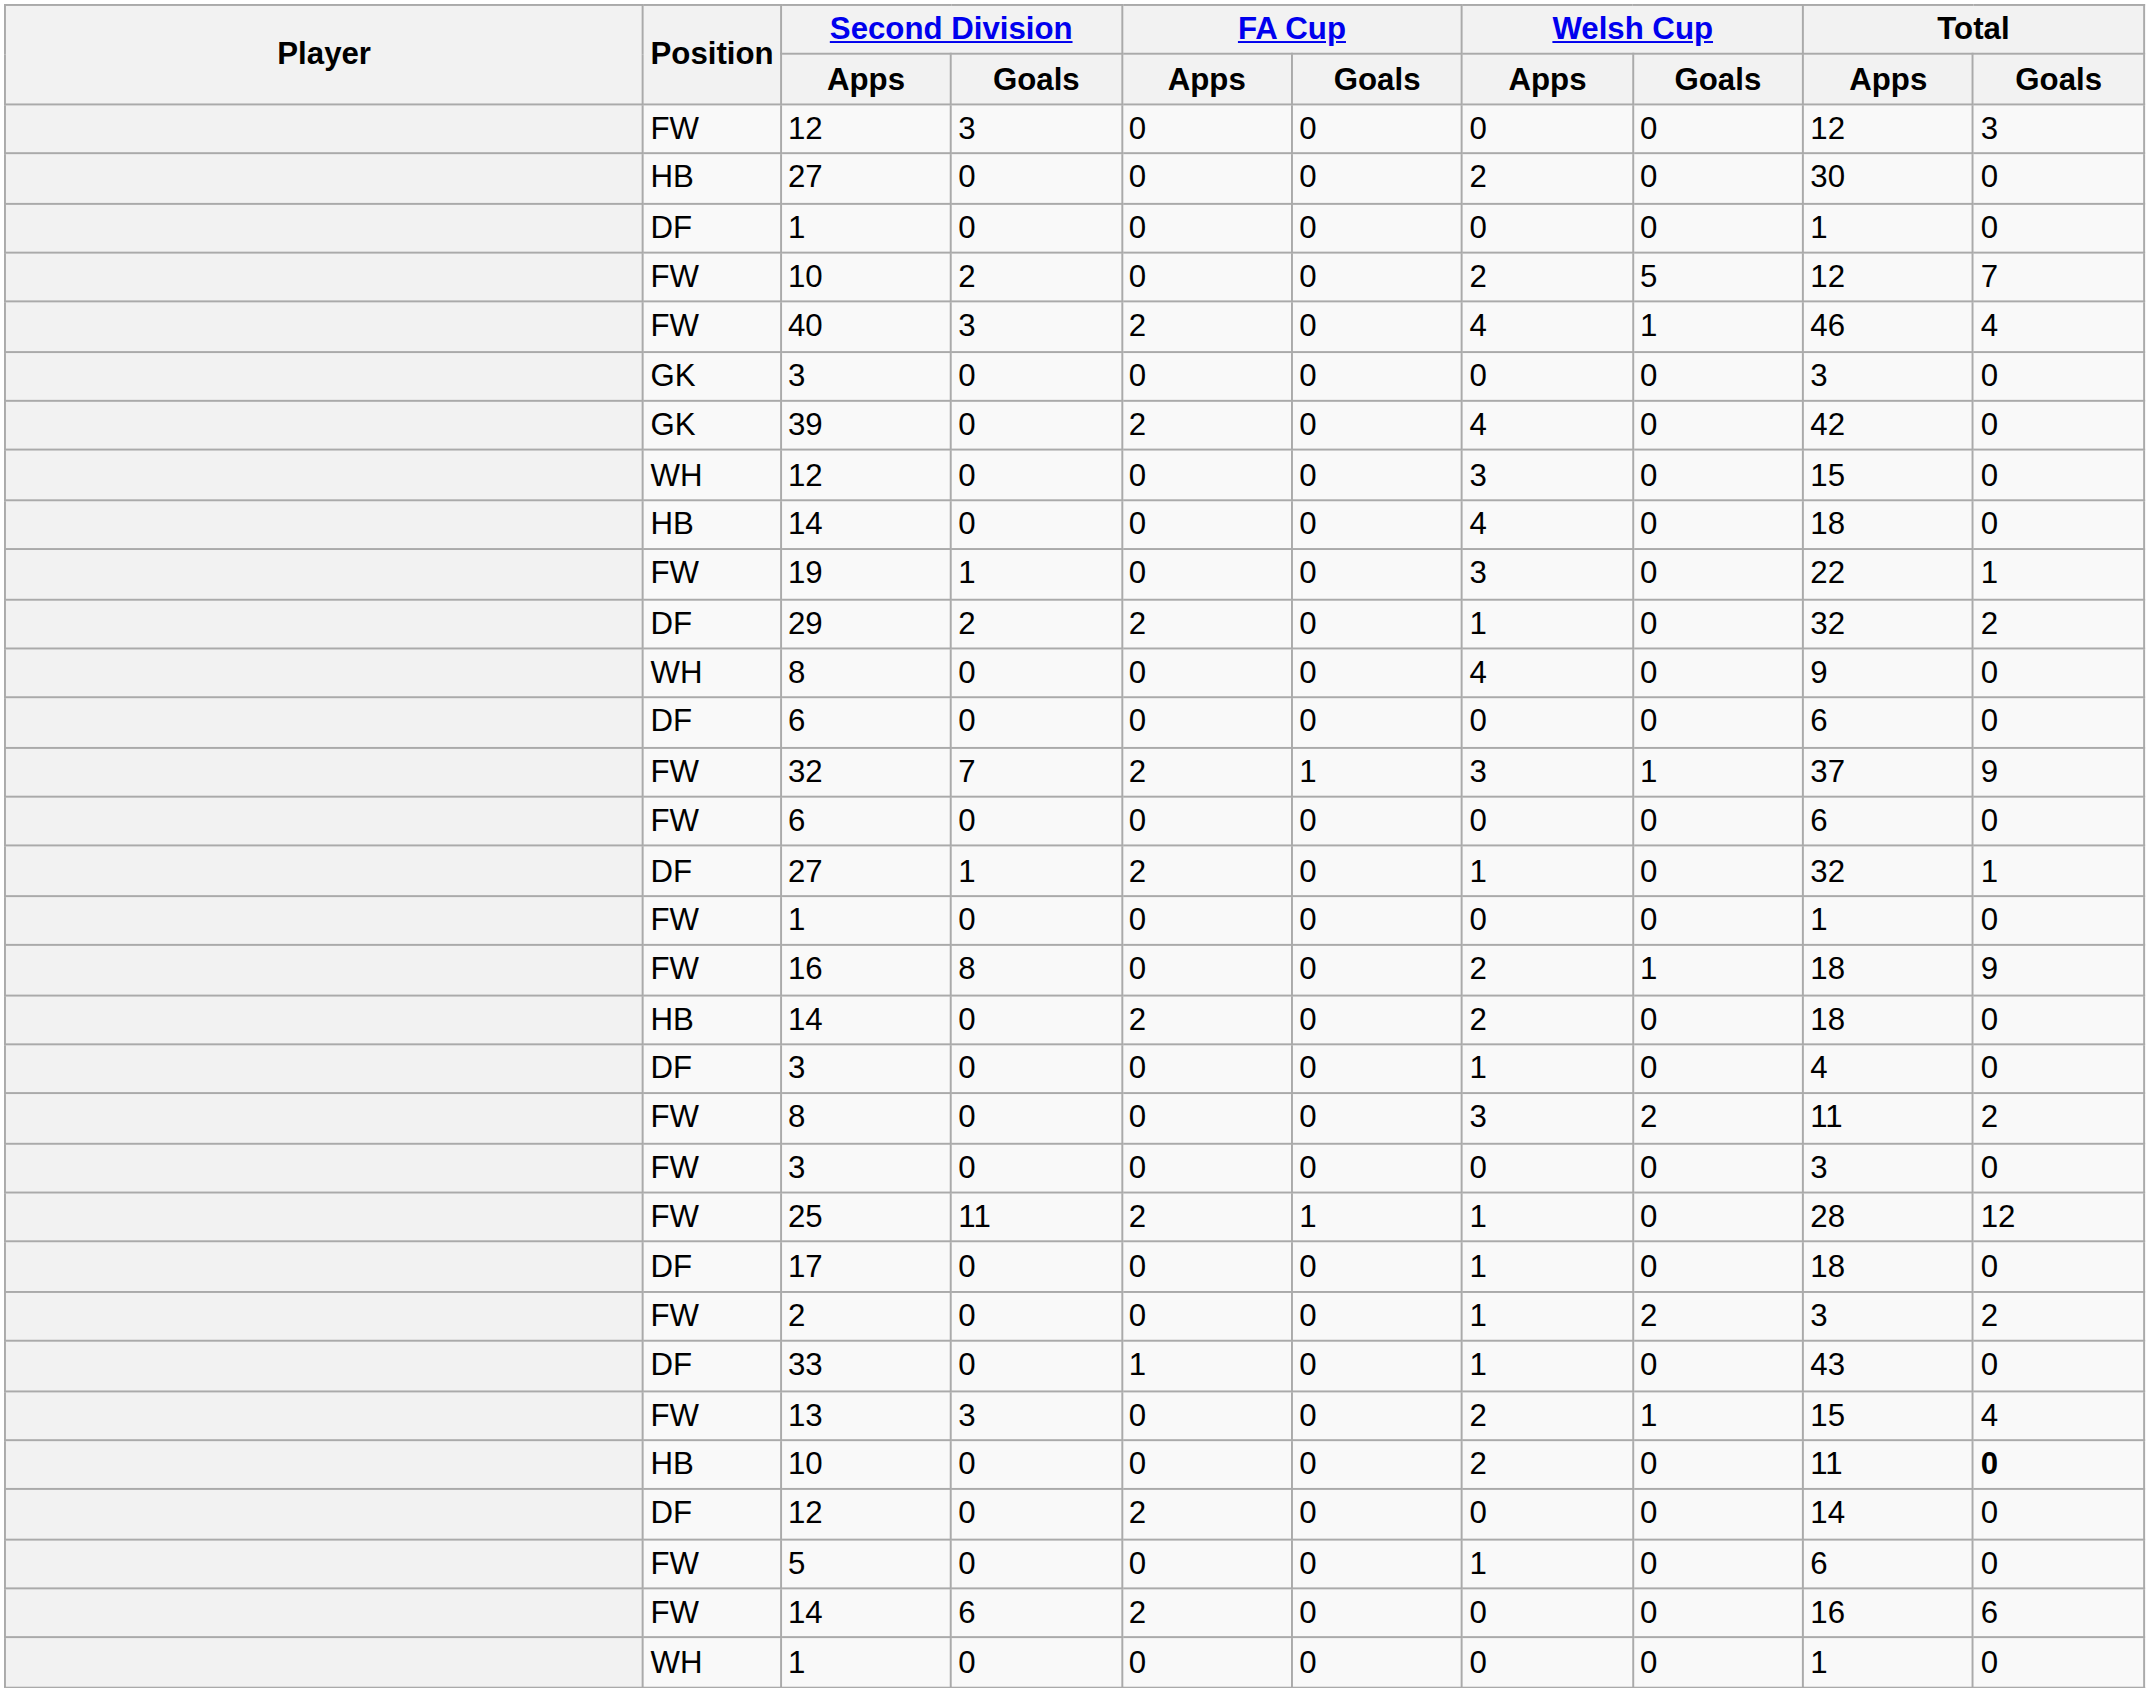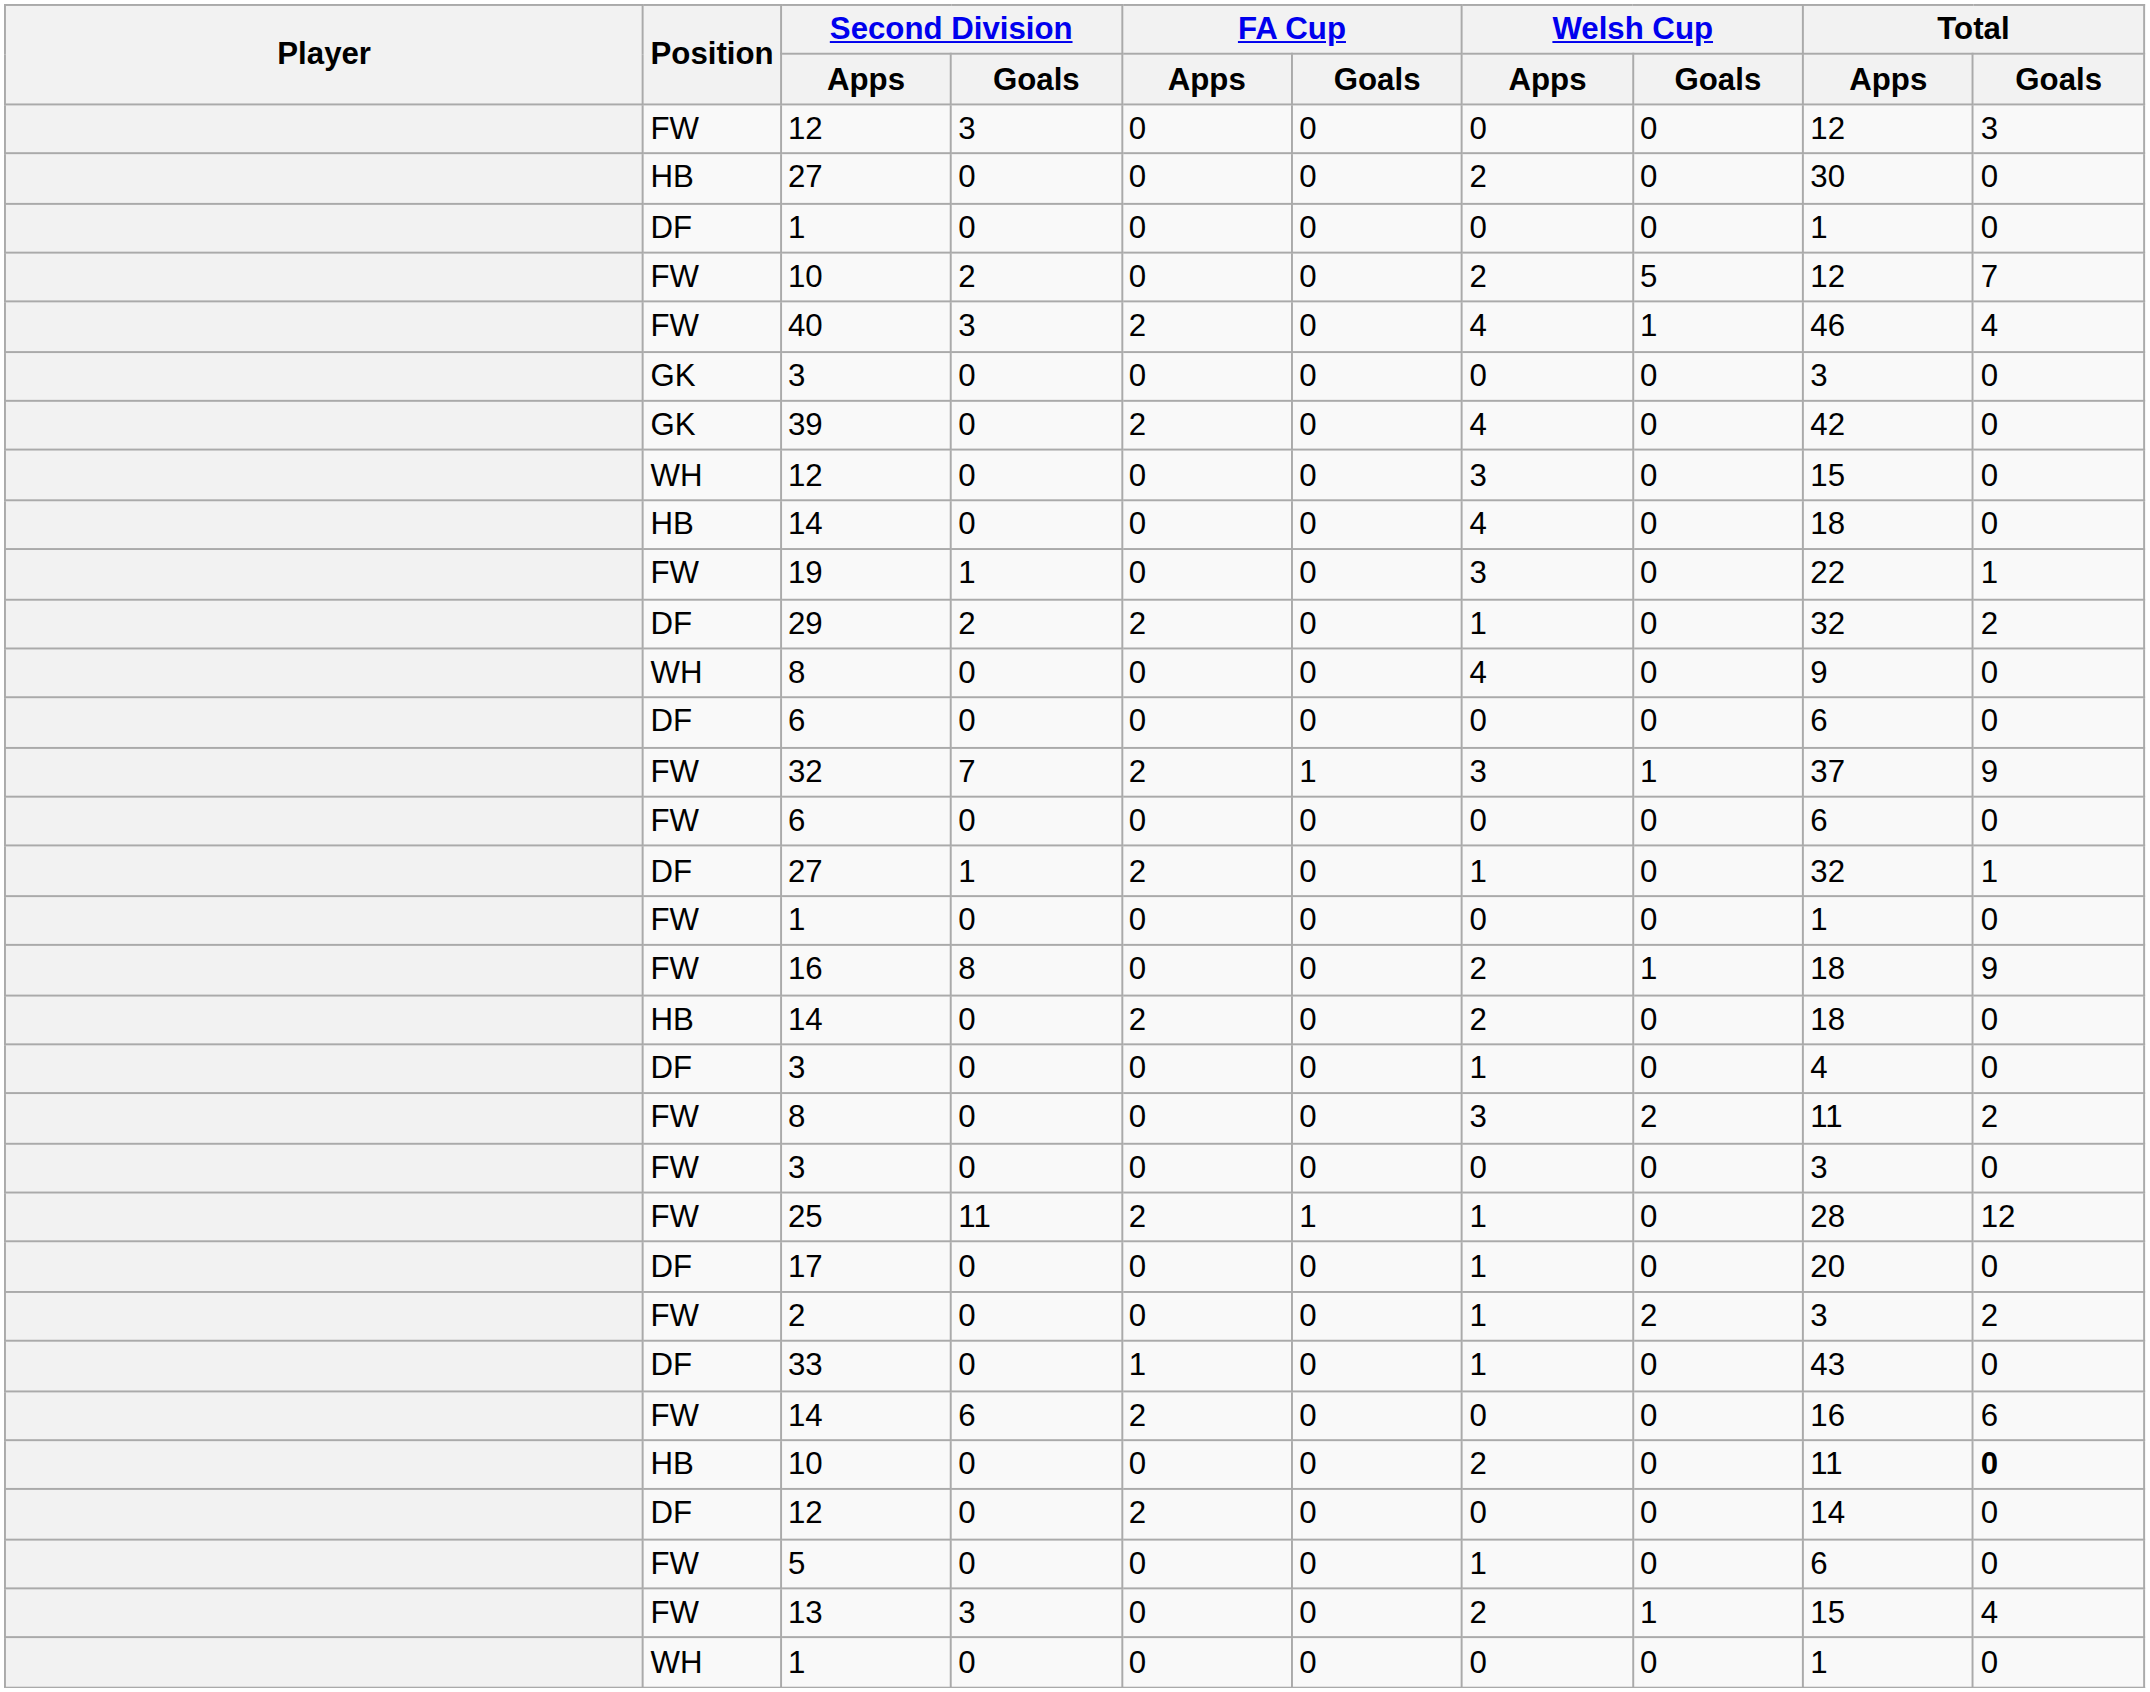(1828, 1266) 18 -> (1828, 1266) 20
rows swapped: (675, 1414) <-> (675, 1612)
